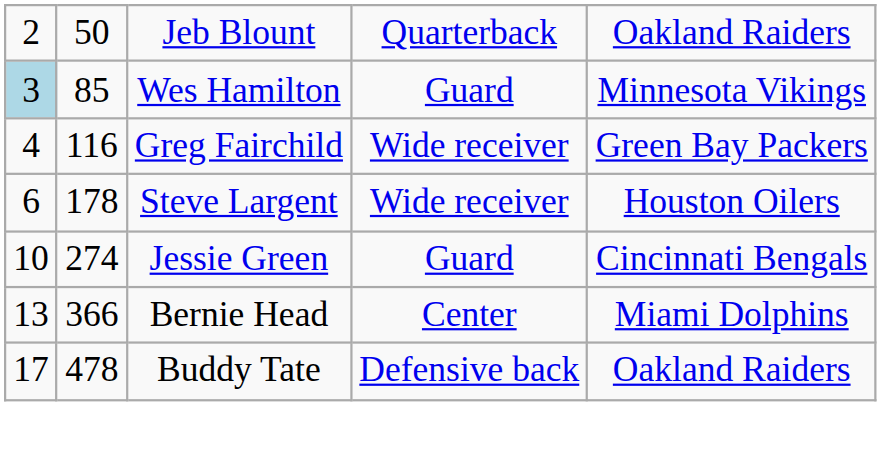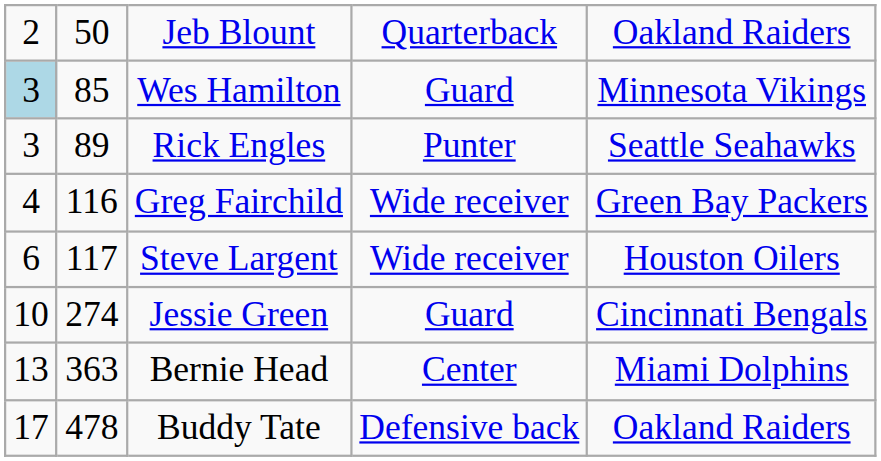+ row: (239, 145)
(92, 201) 178 -> (92, 257) 117
(92, 314) 366 -> (92, 370) 363
